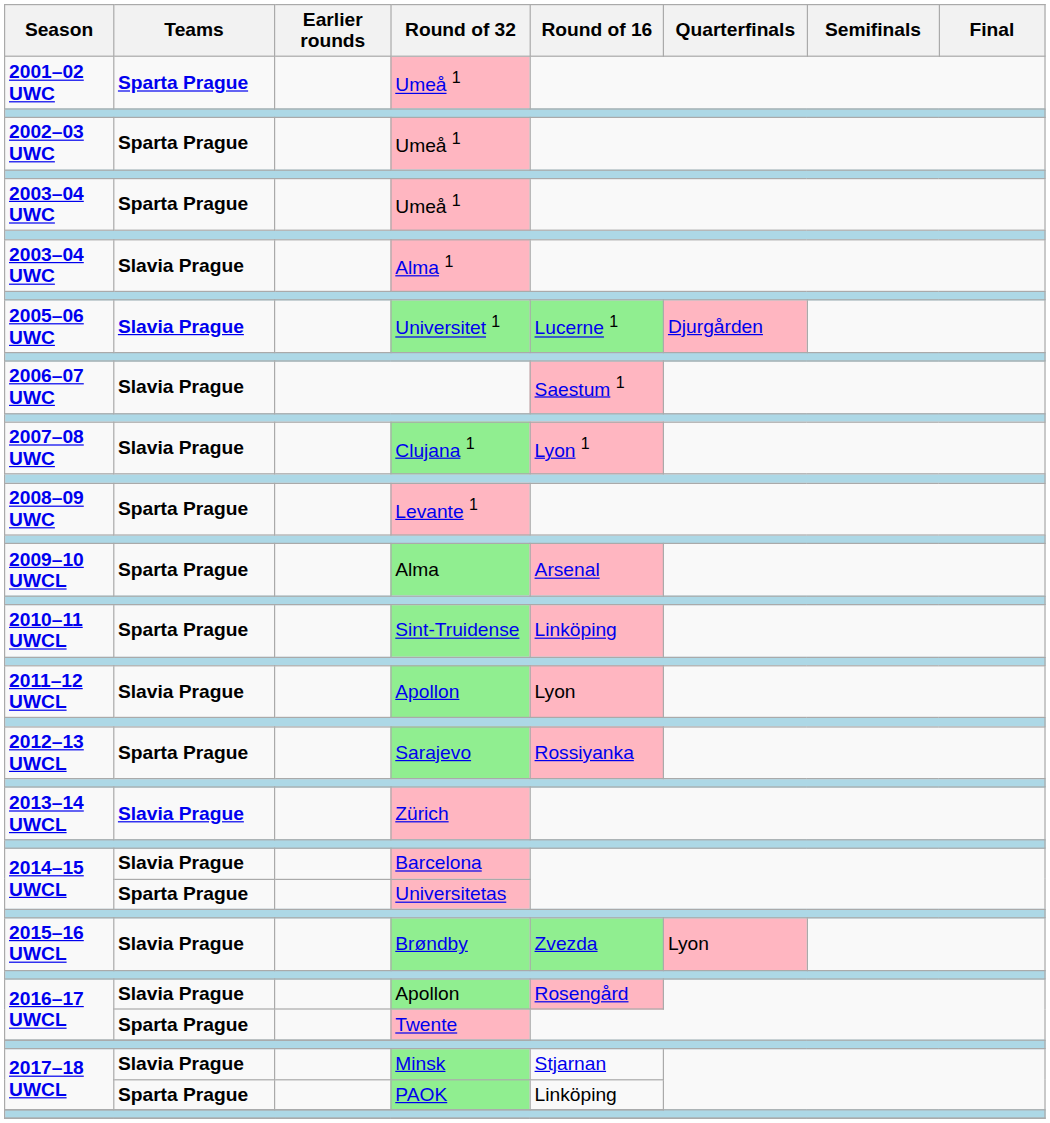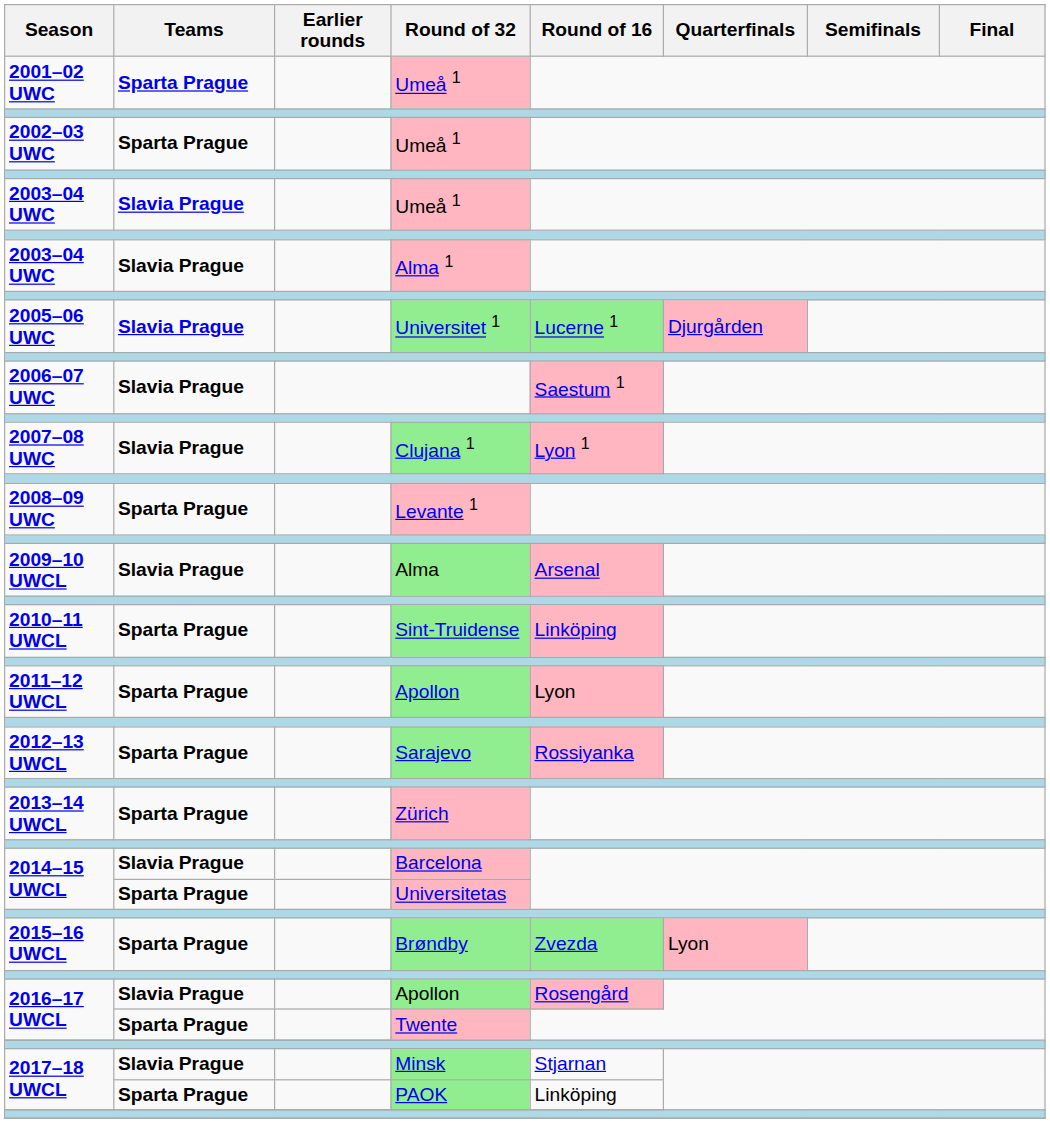(183, 204) Sparta Prague -> (181, 204) Slavia Prague
(183, 569) Sparta Prague -> (181, 569) Slavia Prague
(181, 691) Slavia Prague -> (183, 691) Sparta Prague
(181, 813) Slavia Prague -> (183, 813) Sparta Prague
(181, 944) Slavia Prague -> (183, 944) Sparta Prague
